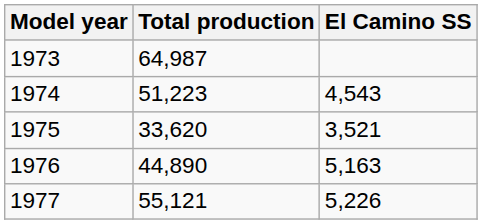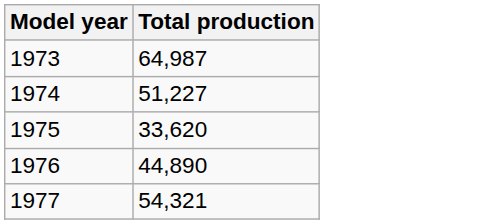- column: (398, 22)
(173, 93) 51,223 -> (173, 93) 51,227
(173, 201) 55,121 -> (173, 201) 54,321
